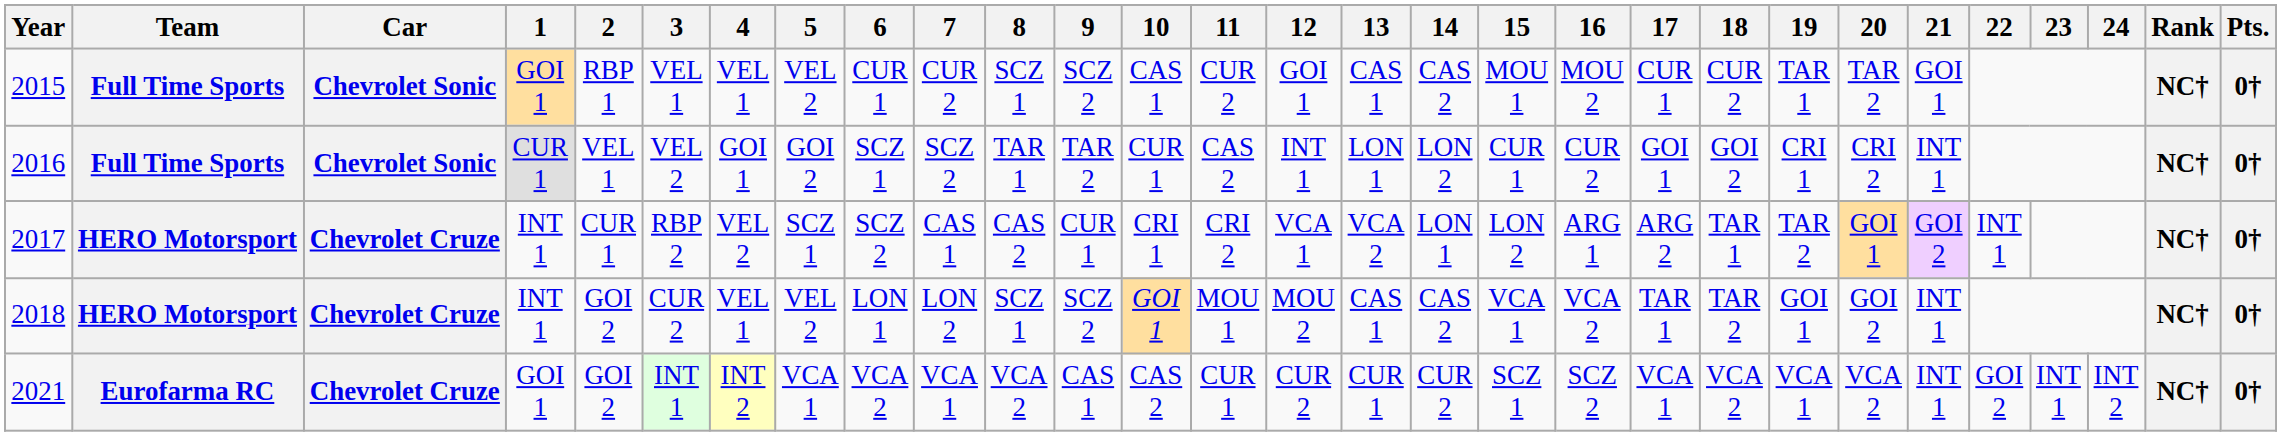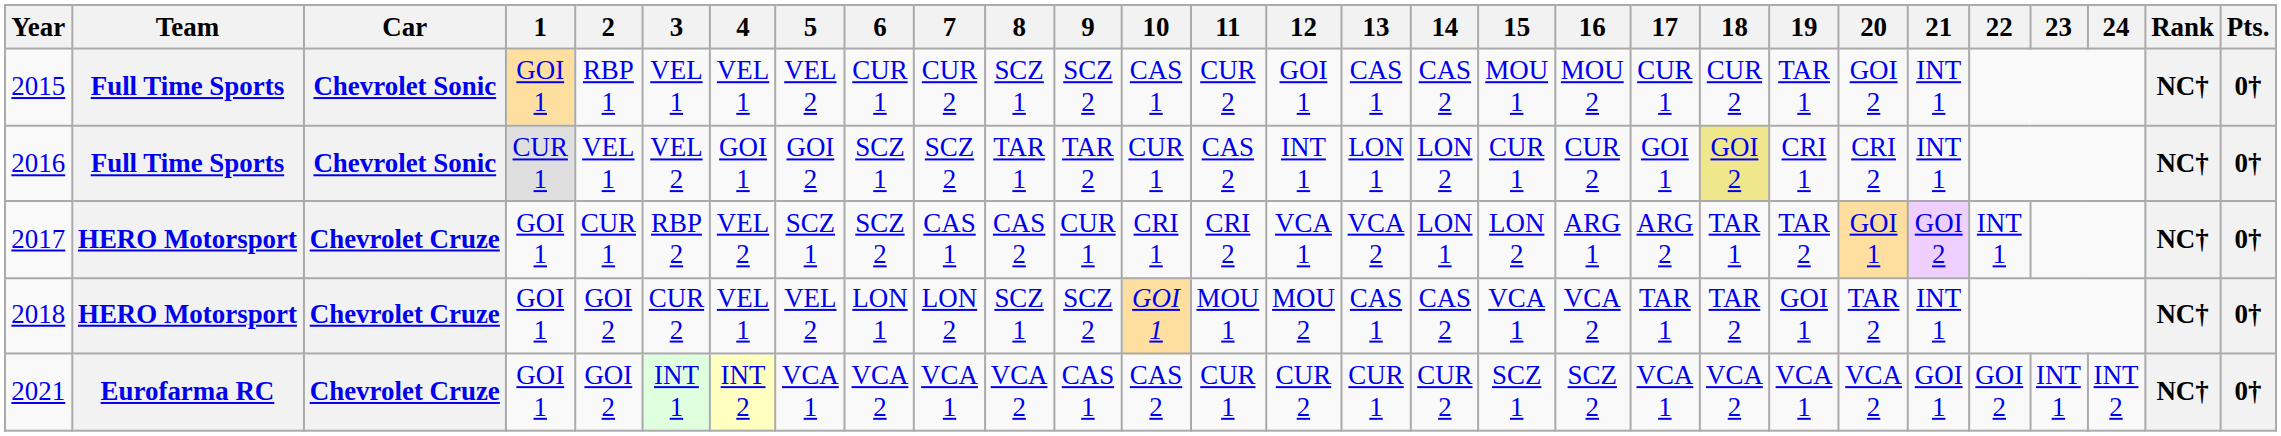(1874, 86) TAR 2 -> (1874, 86) GOI 2
(1939, 86) GOI 1 -> (1939, 86) INT 1
(1734, 162) no background -> (1734, 162) khaki background
(540, 238) INT 1 -> (540, 238) GOI 1
(540, 314) INT 1 -> (540, 314) GOI 1
(1874, 314) GOI 2 -> (1874, 314) TAR 2
(1939, 390) INT 1 -> (1939, 390) GOI 1
